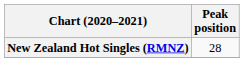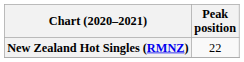(215, 47) 28 -> (215, 47) 22
